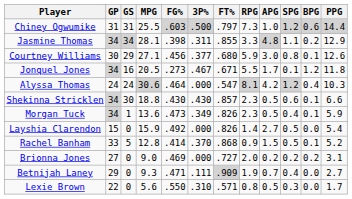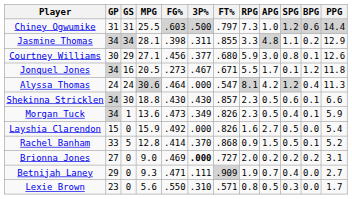(334, 85) 10.3 -> (334, 85) 11.3
(250, 129) 1.4 -> (250, 129) 1.6
(201, 158) normal -> (201, 158) bold
(113, 187) 22 -> (113, 187) 23
